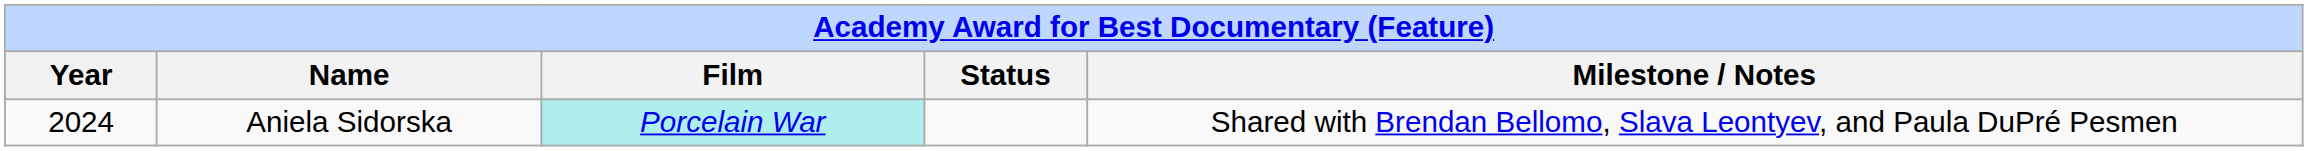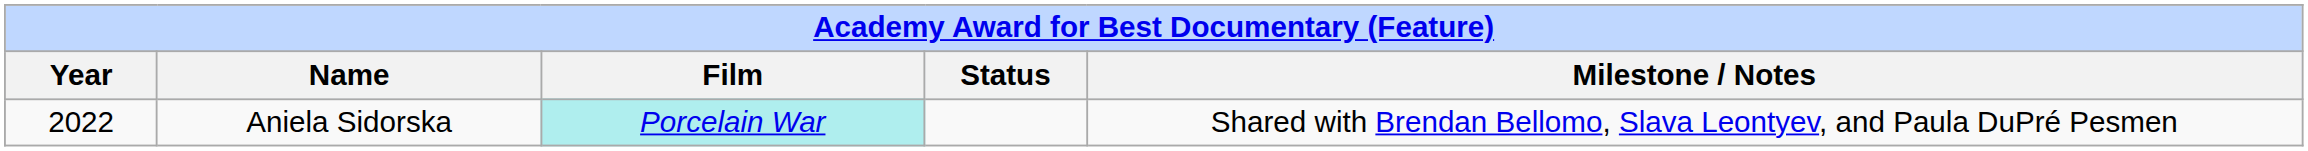(81, 121) 2024 -> (81, 121) 2022
